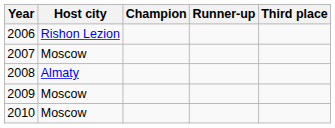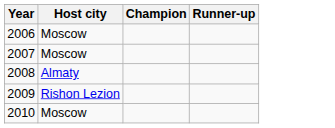- column: (295, 14)
(80, 34) Rishon Lezion -> (64, 34) Moscow
(64, 93) Moscow -> (80, 93) Rishon Lezion
